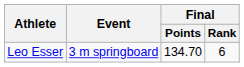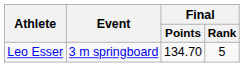(222, 53) 6 -> (222, 53) 5
